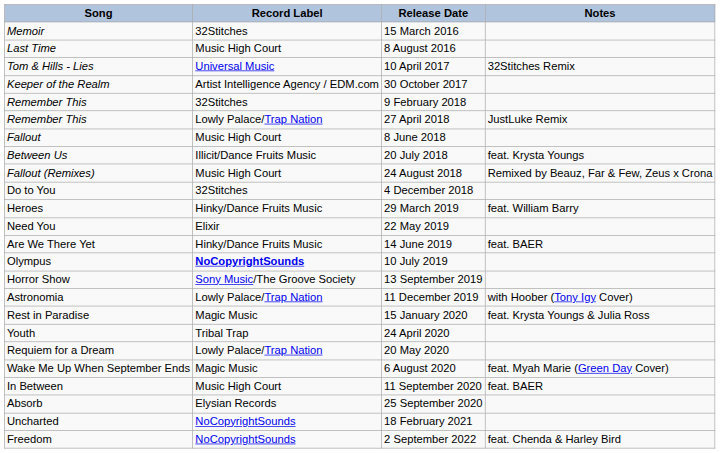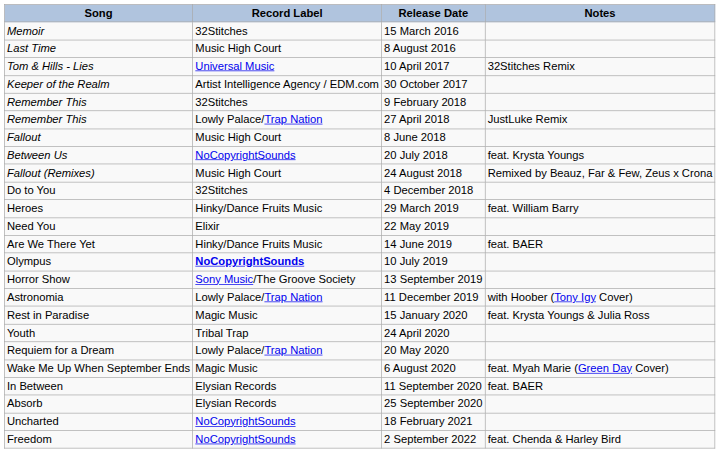(256, 155) Illicit/Dance Fruits Music -> (245, 155) NoCopyrightSounds
(238, 386) Music High Court -> (236, 386) Elysian Records
